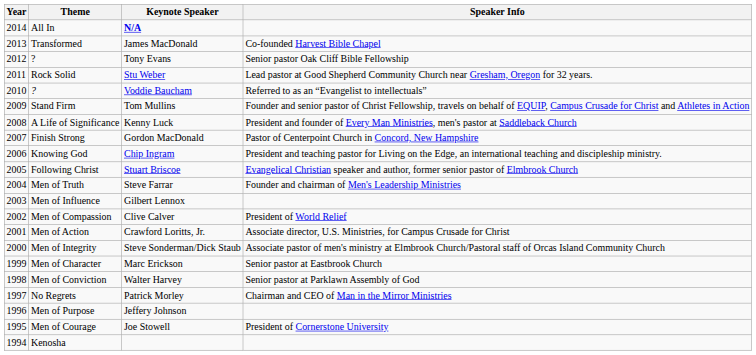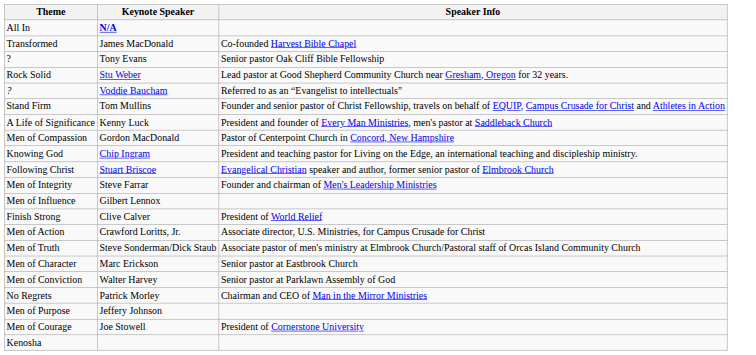- column: (17, 12)
(58, 138) Finish Strong -> (47, 138) Men of Compassion
(57, 185) Men of Truth -> (39, 185) Men of Integrity
(71, 216) Men of Compassion -> (33, 216) Finish Strong
(64, 248) Men of Integrity -> (33, 248) Men of Truth
